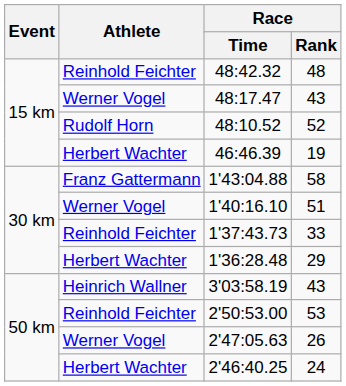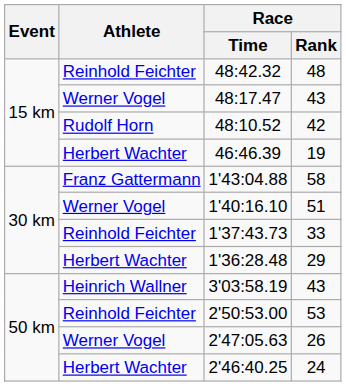(316, 126) 52 -> (316, 126) 42
